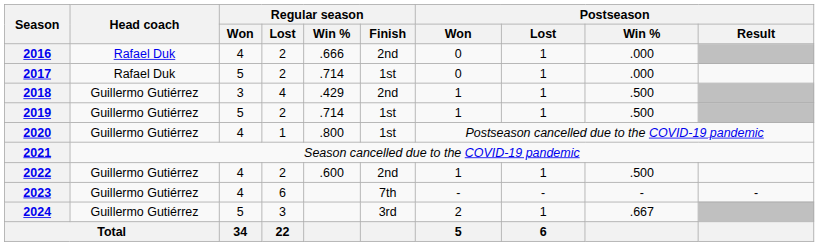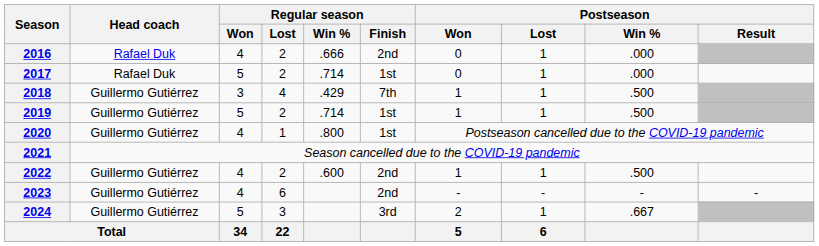(388, 93) 2nd -> (388, 93) 7th
(388, 192) 7th -> (388, 192) 2nd
